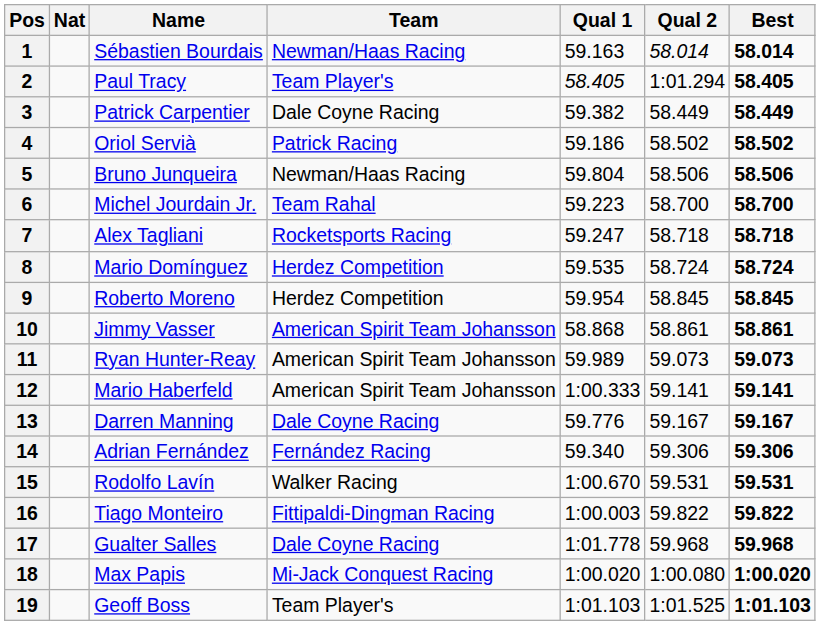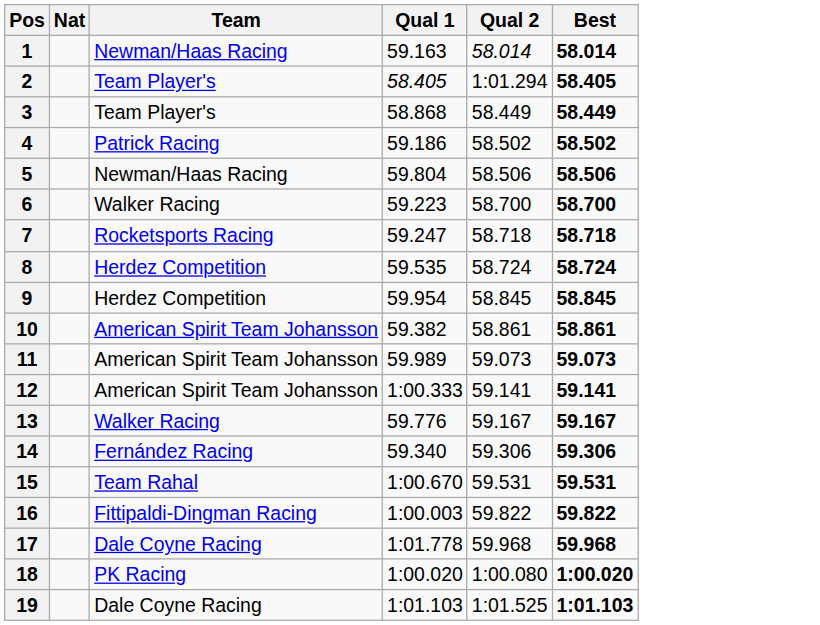- column: (179, 20)
(356, 113) Dale Coyne Racing -> (155, 113) Team Player's
(594, 113) 59.382 -> (417, 113) 58.868
(324, 205) Team Rahal -> (157, 205) Walker Racing
(594, 328) 58.868 -> (417, 328) 59.382
(356, 421) Dale Coyne Racing -> (157, 421) Walker Racing
(335, 482) Walker Racing -> (146, 482) Team Rahal
(383, 575) Mi-Jack Conquest Racing -> (140, 575) PK Racing
(333, 605) Team Player's -> (178, 605) Dale Coyne Racing
